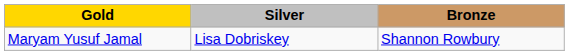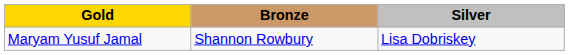columns swapped: (284, 15) <-> (471, 15)
